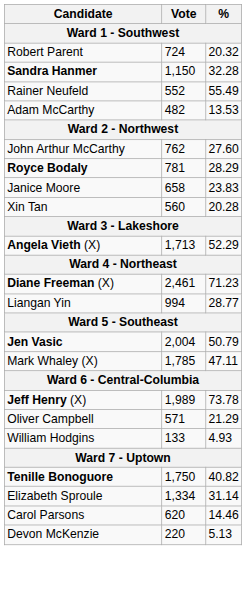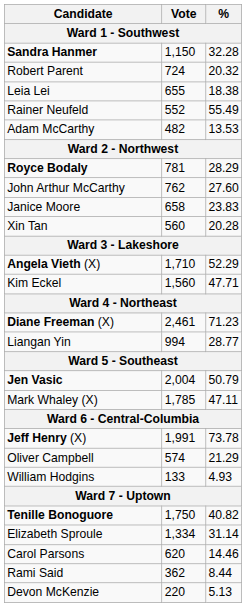rows swapped: (52, 71) <-> (45, 52)
+ row: (28, 91)
rows swapped: (47, 168) <-> (66, 149)
(180, 245) 1,713 -> (180, 264) 1,710
+ row: (34, 284)
(180, 399) 1,989 -> (180, 438) 1,991
(175, 419) 571 -> (175, 457) 574
+ row: (35, 573)
